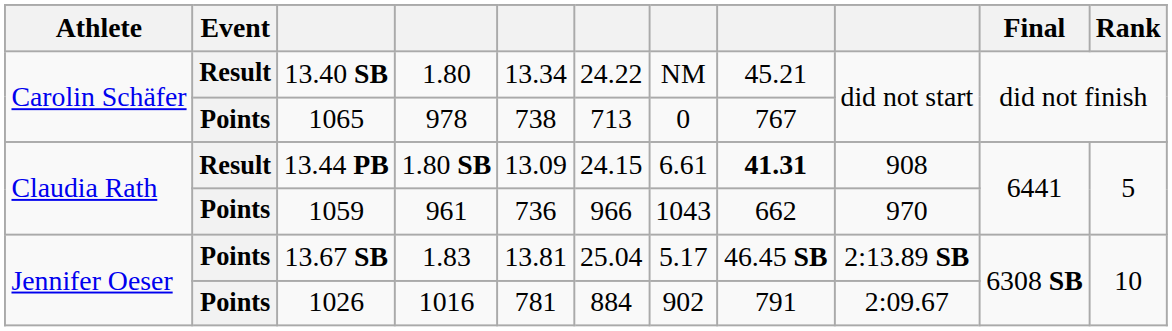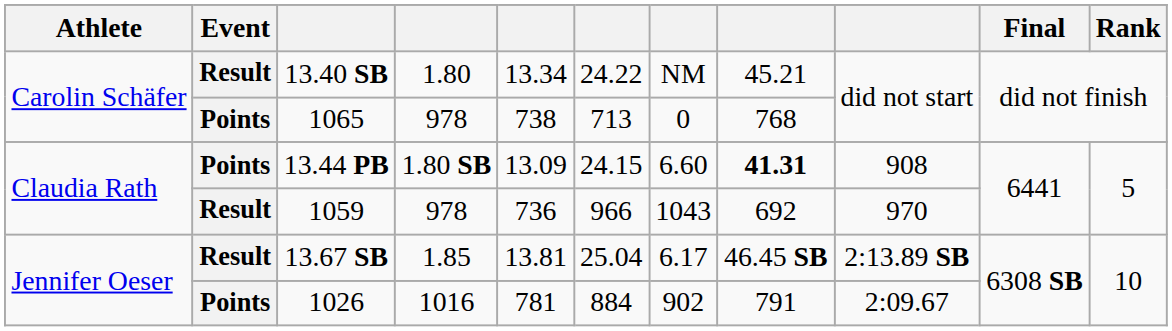(776, 119) 767 -> (776, 119) 768
(235, 165) Result -> (235, 165) Points
(683, 165) 6.61 -> (683, 165) 6.60
(235, 211) Points -> (235, 211) Result
(447, 211) 961 -> (447, 211) 978
(776, 211) 662 -> (776, 211) 692
(235, 256) Points -> (235, 256) Result
(447, 256) 1.83 -> (447, 256) 1.85
(683, 256) 5.17 -> (683, 256) 6.17
